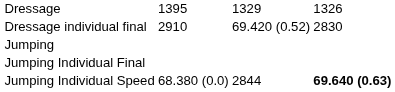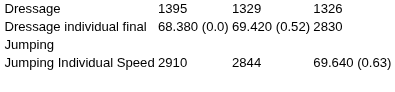(173, 26) 2910 -> (193, 26) 68.380 (0.0)
- row: (75, 63)
(193, 81) 68.380 (0.0) -> (173, 63) 2910
(352, 81) bold -> (352, 63) normal
